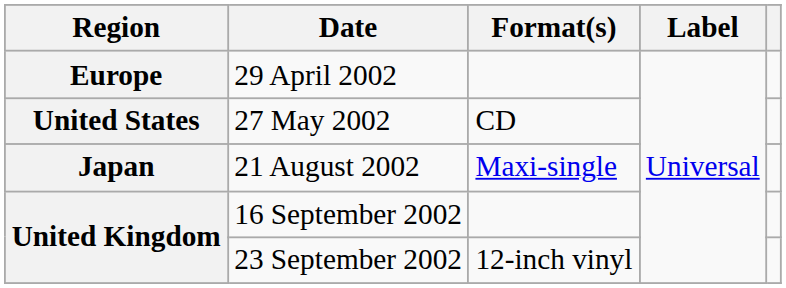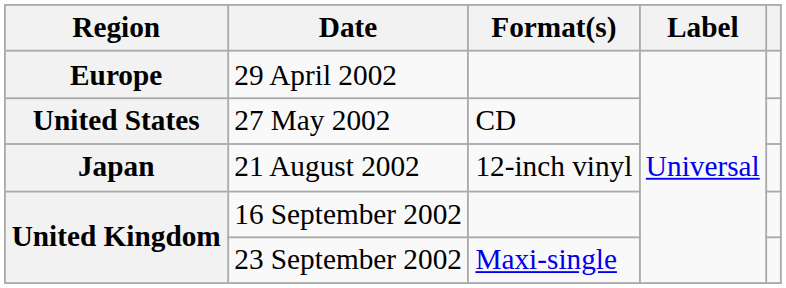(546, 167) Maxi-single -> (554, 167) 12-inch vinyl
(554, 259) 12-inch vinyl -> (546, 259) Maxi-single
